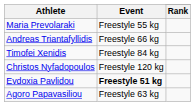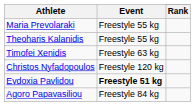- row: (49, 39)
+ row: (45, 39)
(129, 53) Freestyle 84 kg -> (129, 53) Freestyle 63 kg
(129, 95) Freestyle 63 kg -> (129, 95) Freestyle 84 kg
